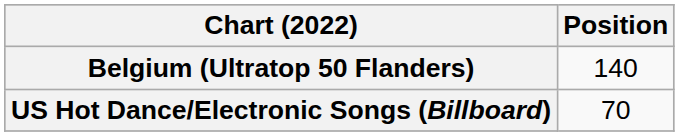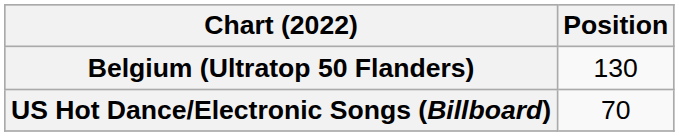(616, 67) 140 -> (616, 67) 130
